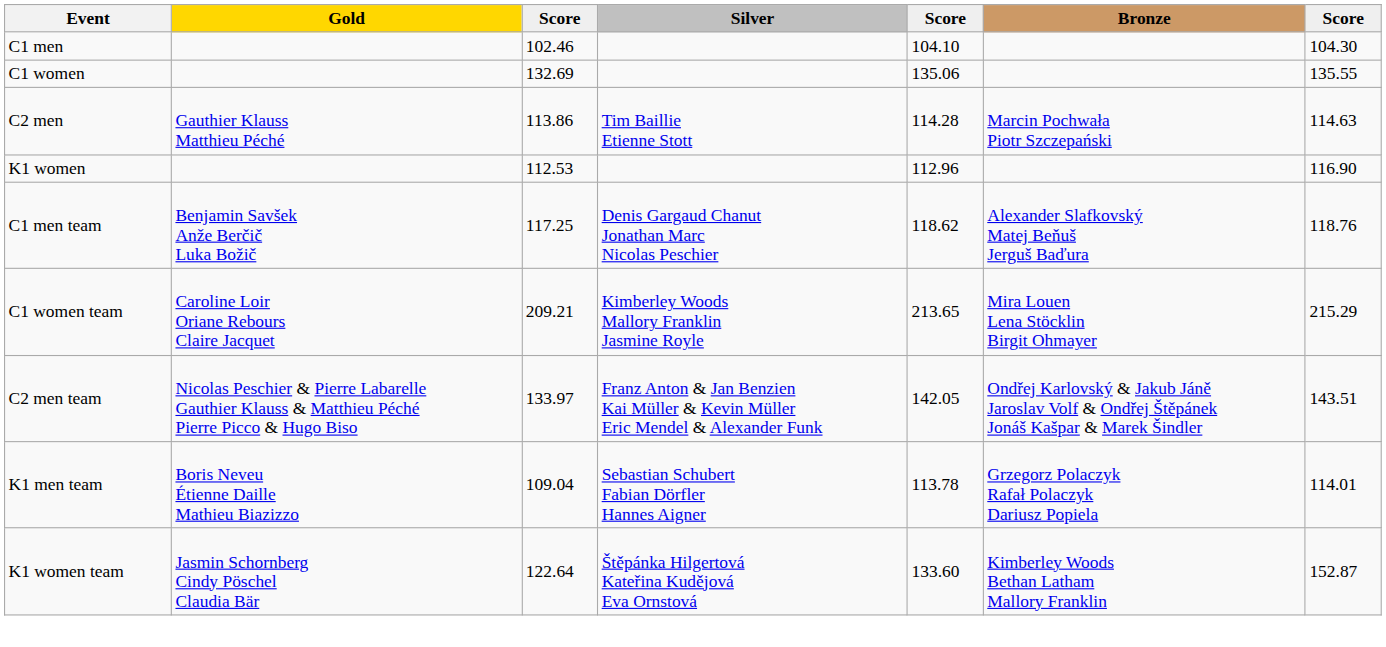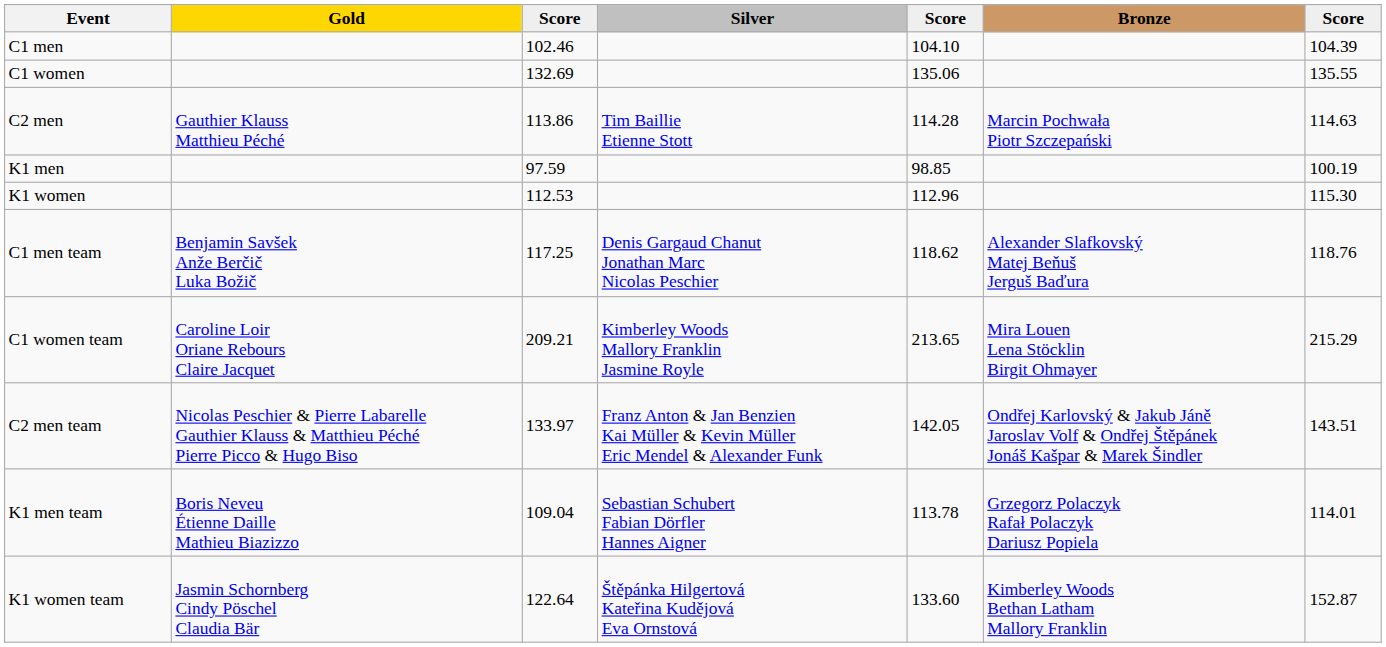(1333, 45) 104.30 -> (1333, 45) 104.39
+ row: (36, 168)
(1333, 168) 116.90 -> (1333, 195) 115.30
